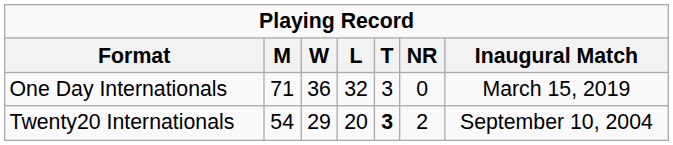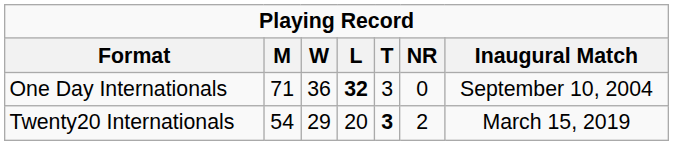(356, 88) normal -> (356, 88) bold
(556, 88) March 15, 2019 -> (556, 88) September 10, 2004
(556, 122) September 10, 2004 -> (556, 122) March 15, 2019
